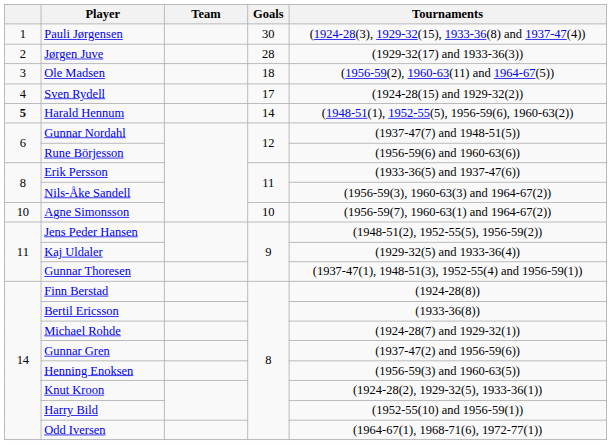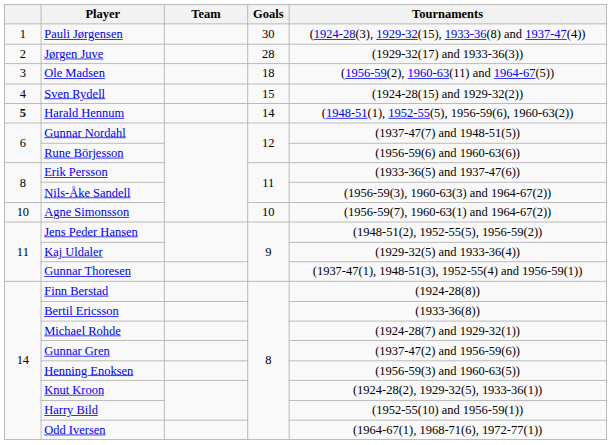(268, 93) 17 -> (268, 93) 15
